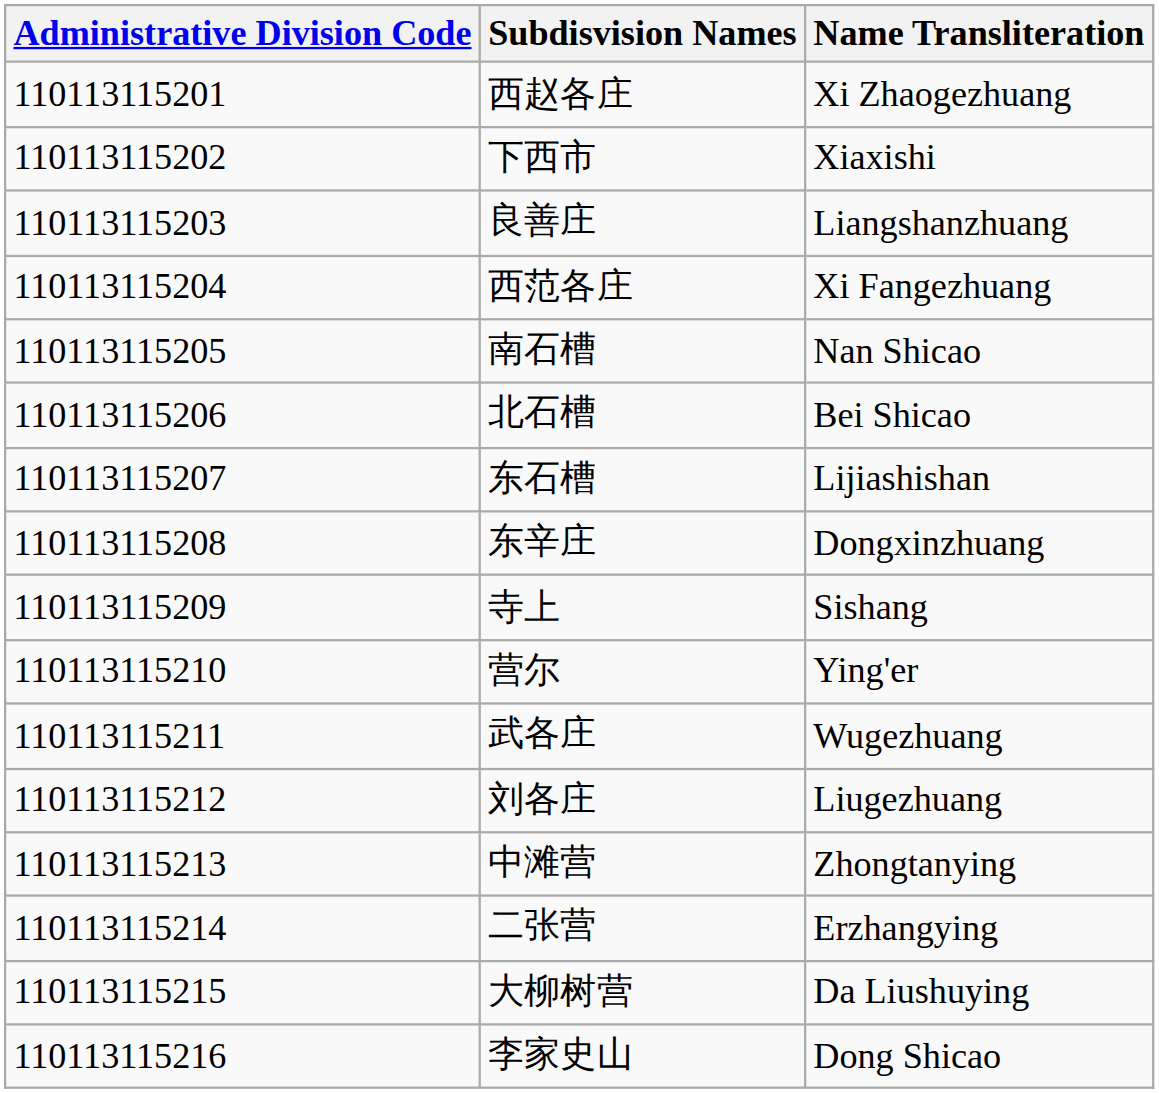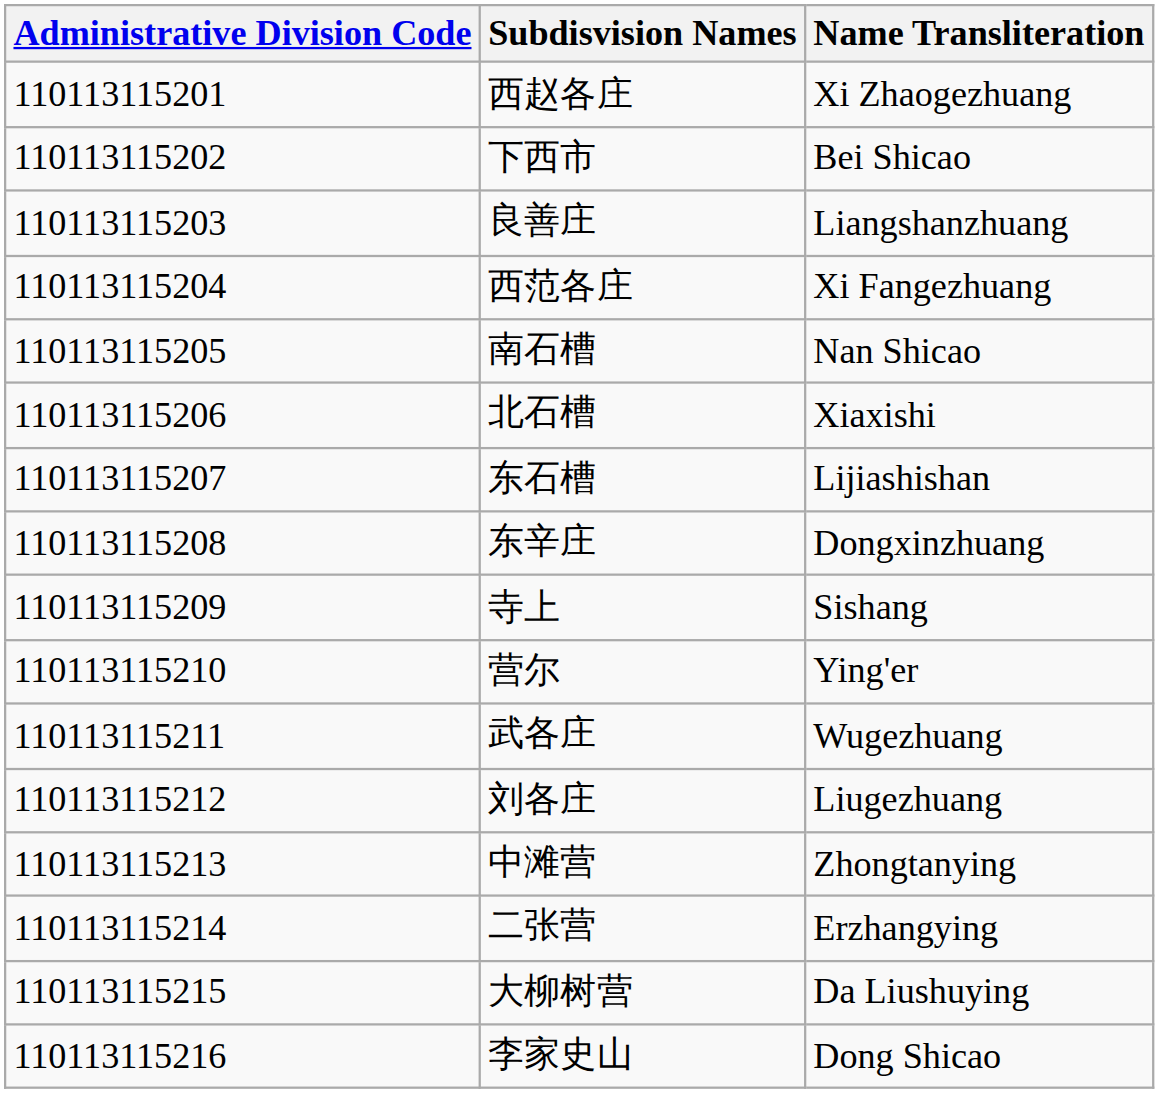(875, 158) Xiaxishi -> (892, 158) Bei Shicao
(892, 414) Bei Shicao -> (875, 414) Xiaxishi
